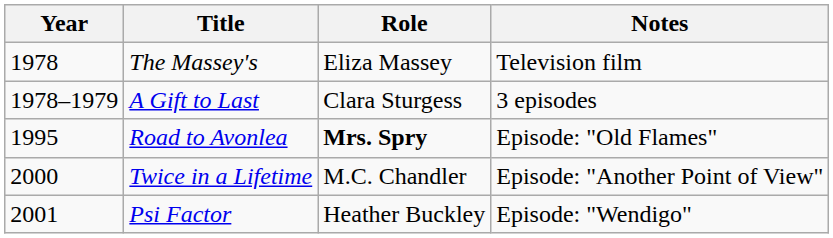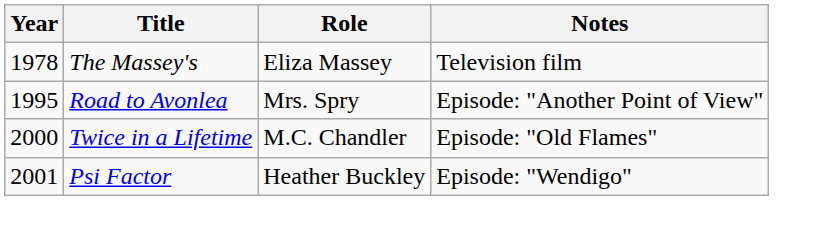- row: (194, 99)
(375, 137) bold -> (311, 99) normal
(607, 137) Episode: "Old Flames" -> (600, 99) Episode: "Another Point of View"
(660, 175) Episode: "Another Point of View" -> (547, 137) Episode: "Old Flames"
